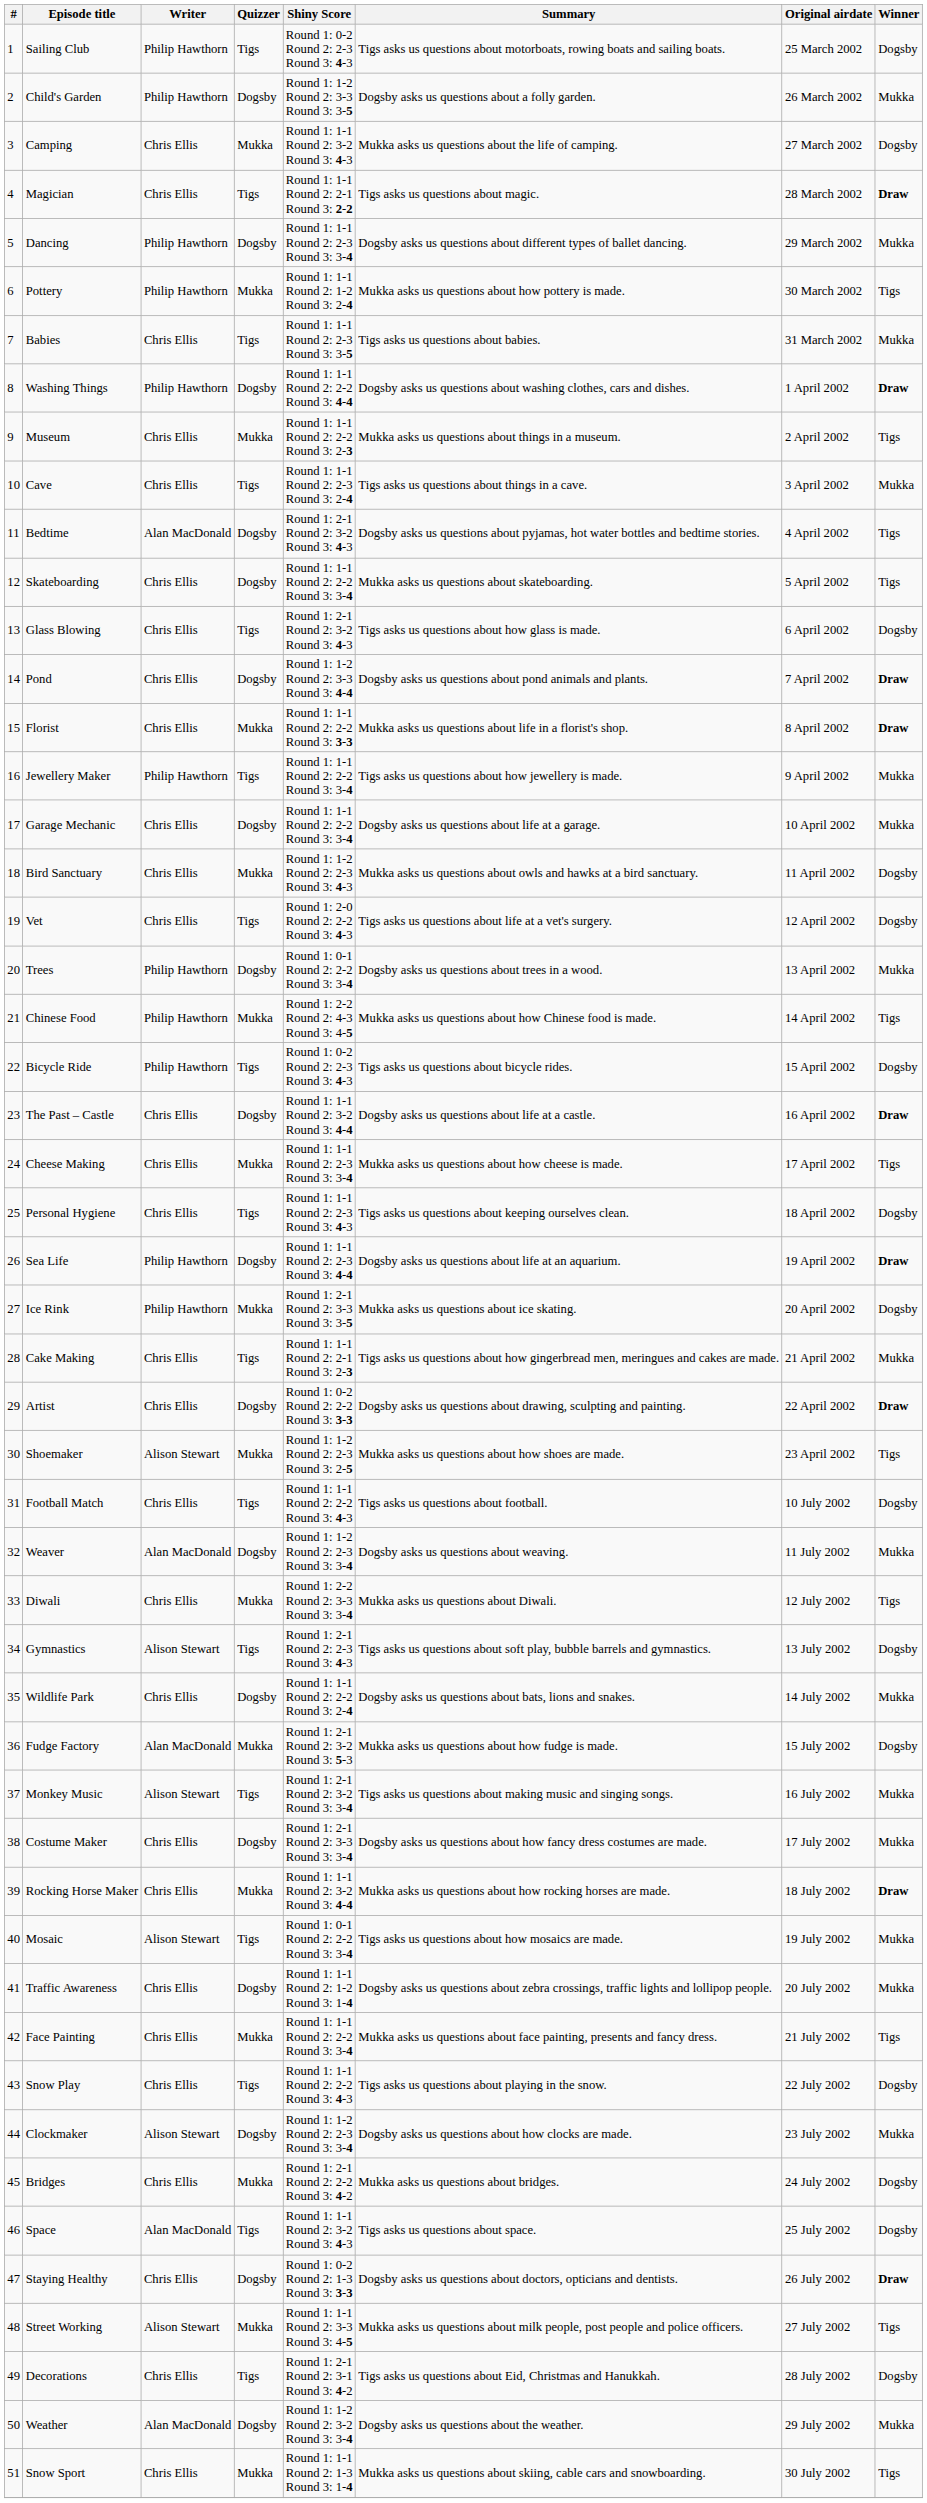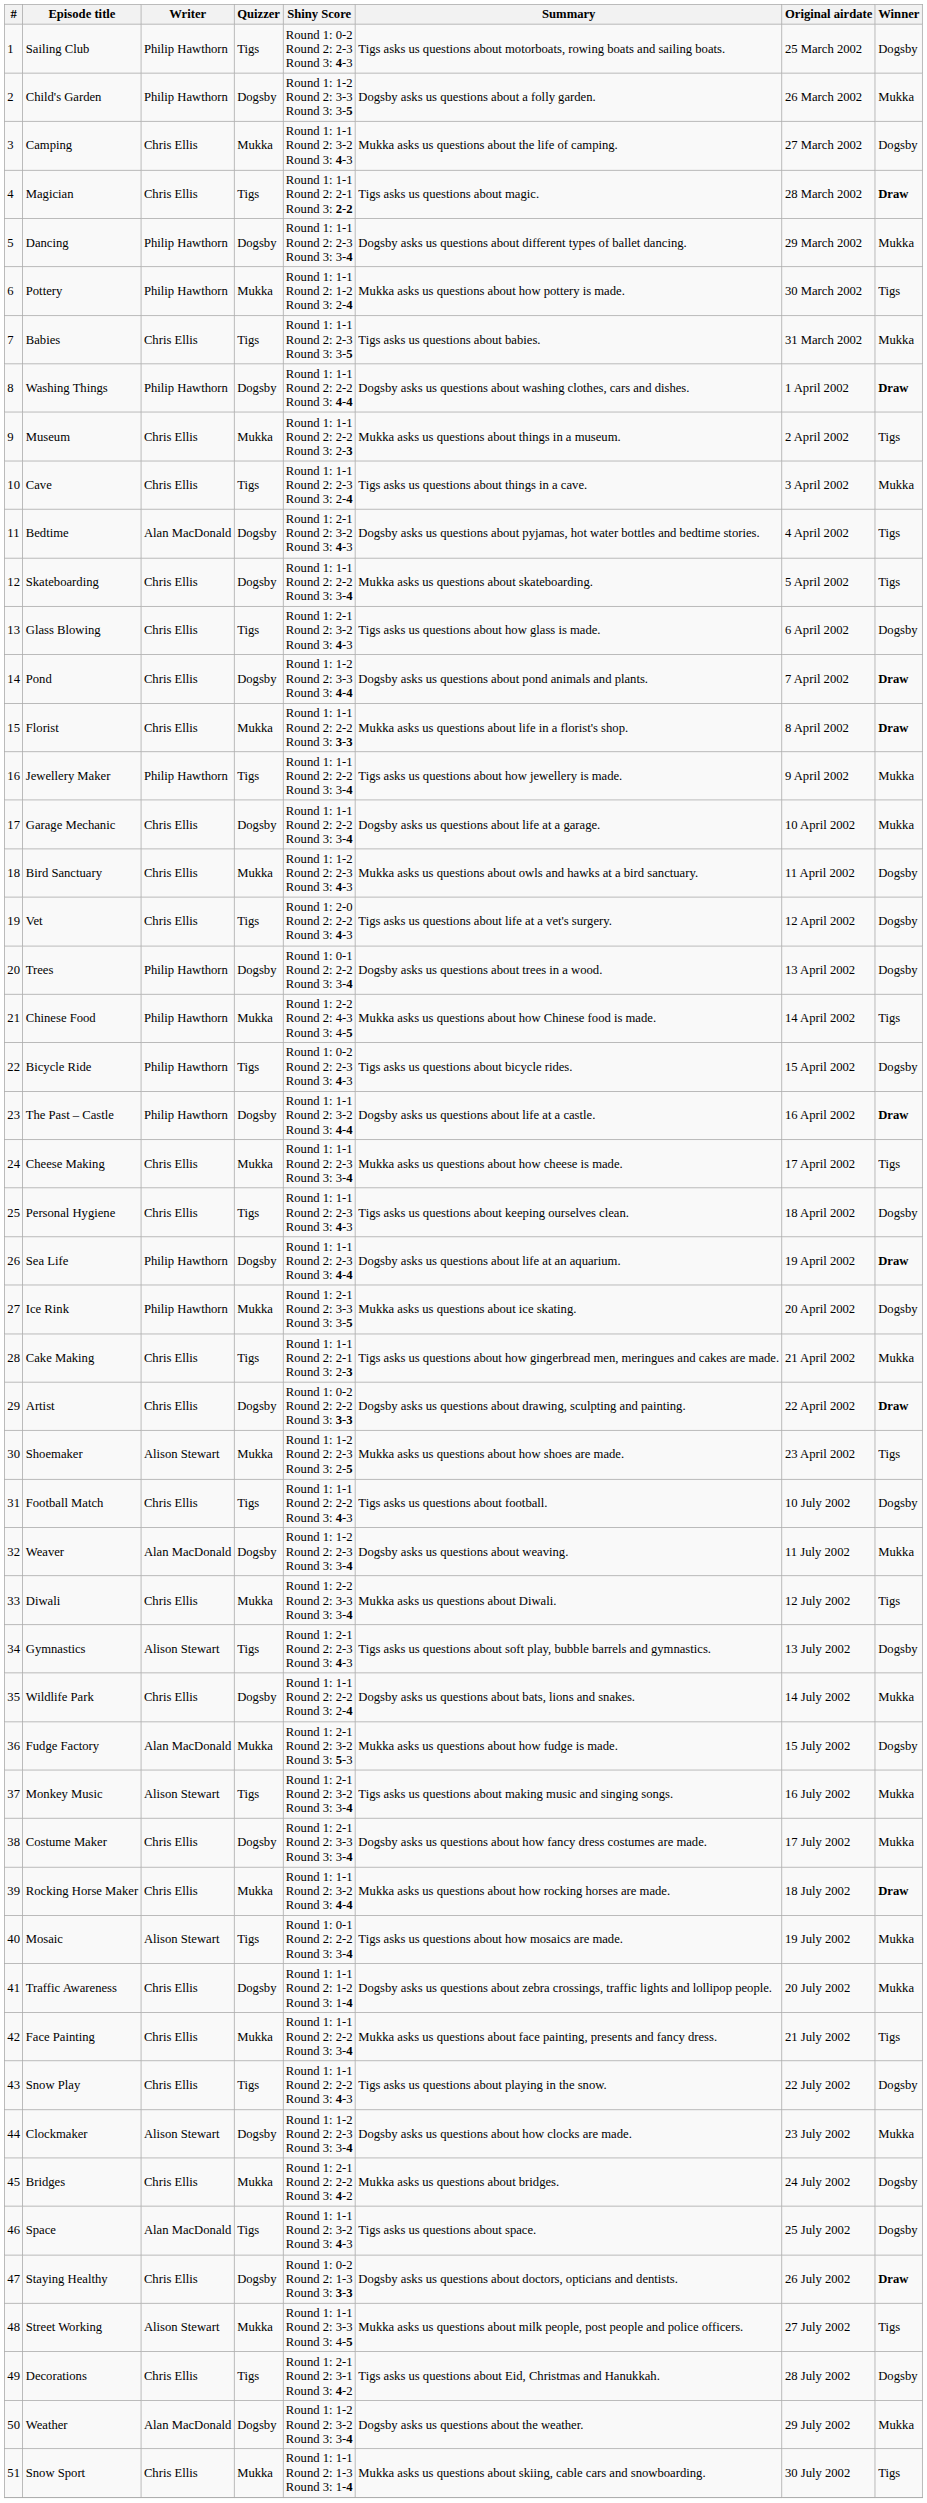(896, 970) Mukka -> (898, 970) Dogsby
(171, 1115) Chris Ellis -> (186, 1115) Philip Hawthorn
